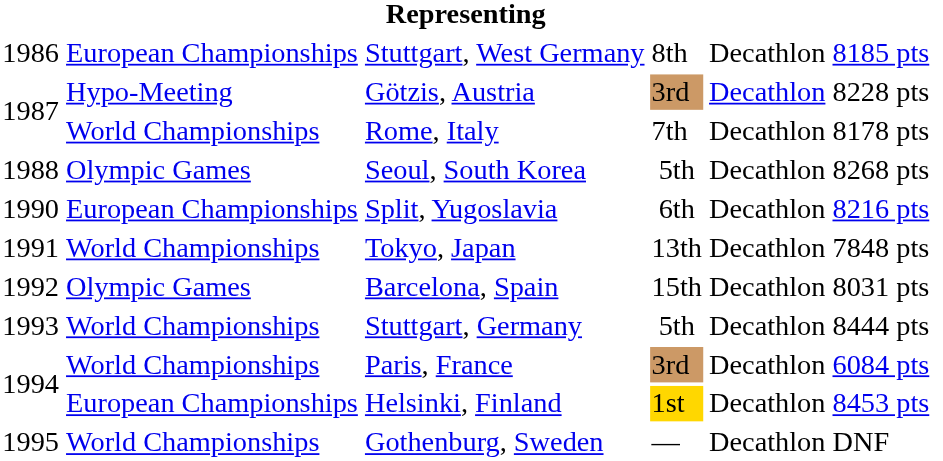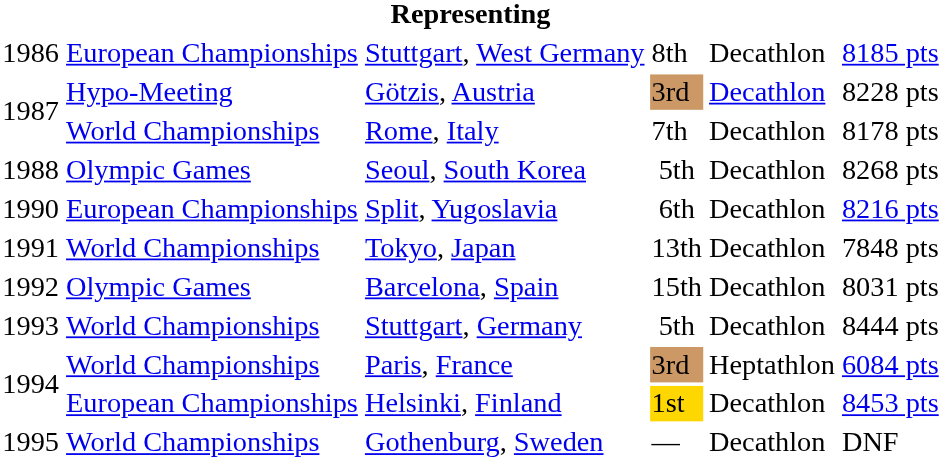(767, 364) Decathlon -> (772, 364) Heptathlon
